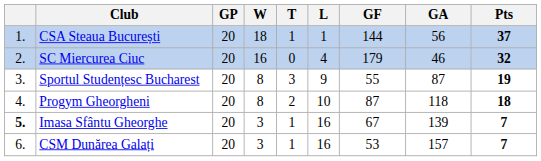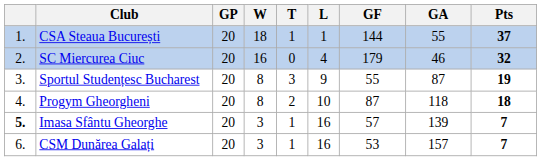(438, 36) 56 -> (438, 36) 55
(372, 123) 67 -> (372, 123) 57
